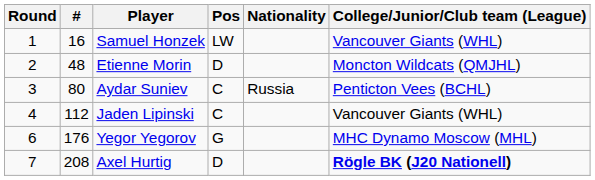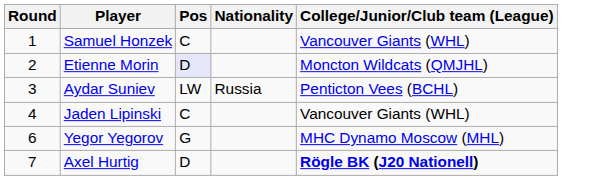- column: (77, 16)
(223, 41) LW -> (185, 41) C
(218, 65) no background -> (185, 65) lavender background
(218, 89) C -> (190, 89) LW
